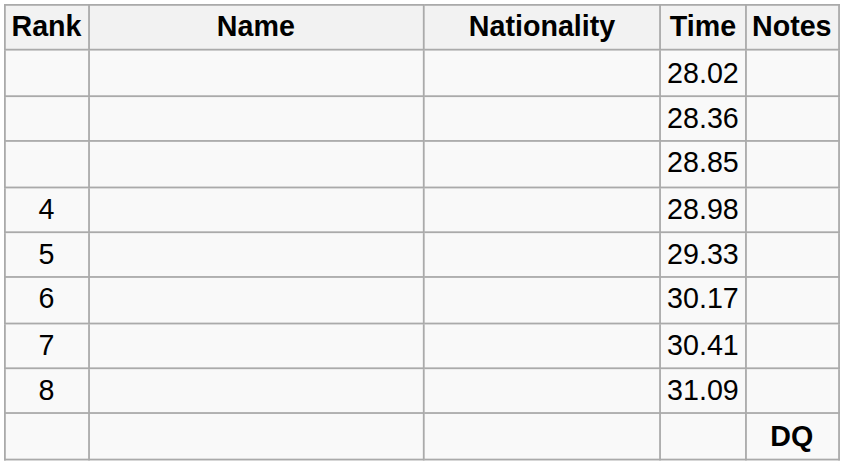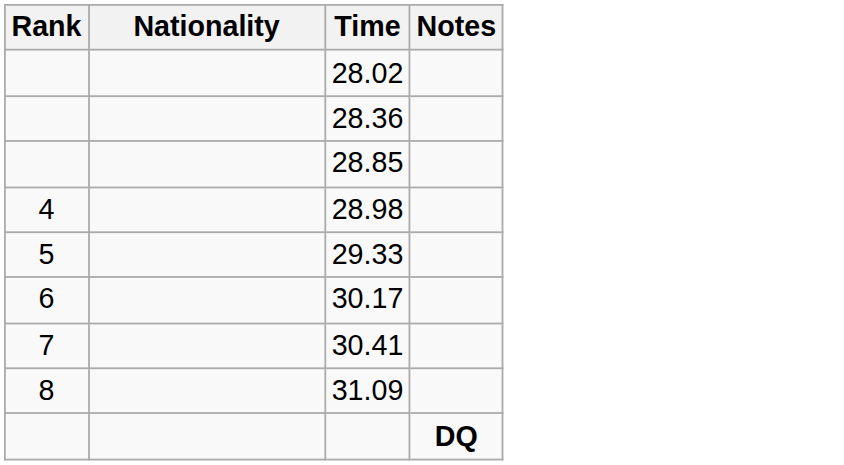- column: (256, 27)
